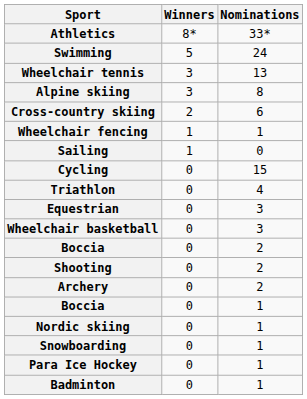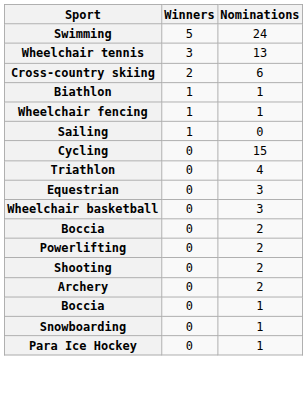- row: (83, 34)
- row: (83, 92)
+ row: (83, 92)
+ row: (83, 248)
- row: (83, 326)
- row: (83, 385)
